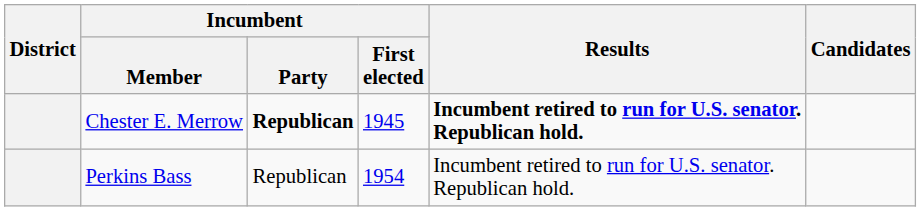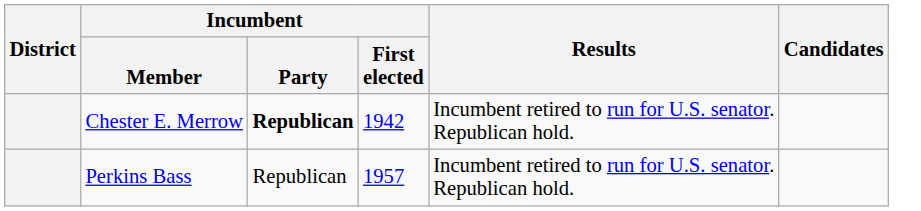(384, 121) 1945 -> (384, 121) 1942
(617, 121) bold -> (604, 121) normal
(384, 177) 1954 -> (384, 177) 1957
